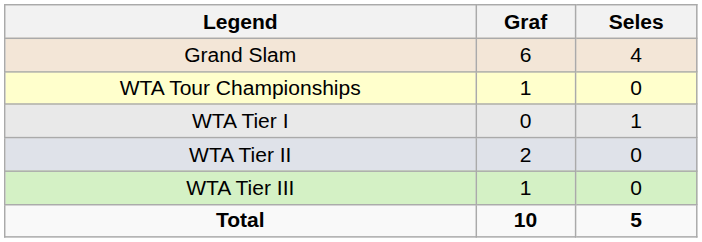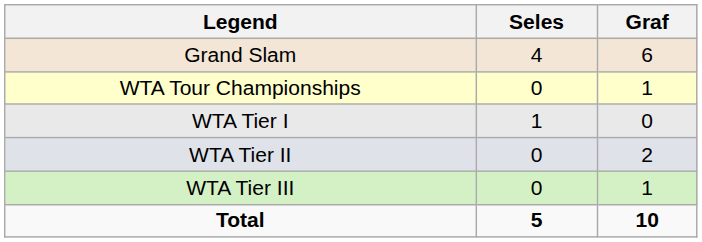columns swapped: (526, 22) <-> (636, 22)
